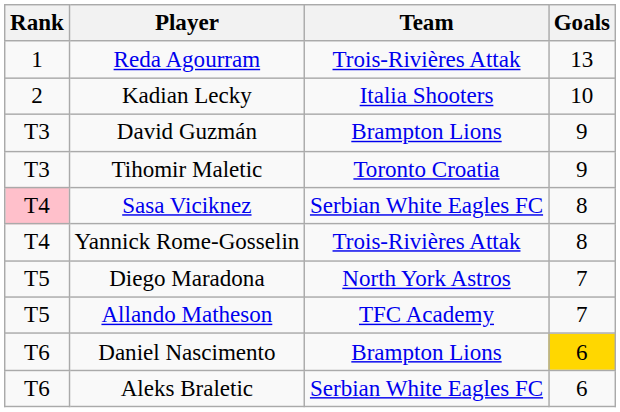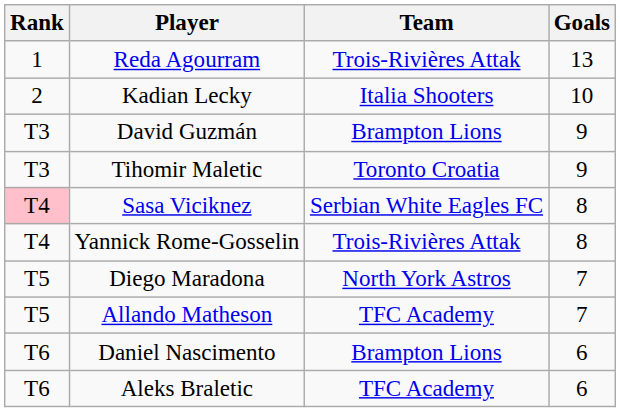(582, 351) gold background -> (582, 351) no background
(427, 388) Serbian White Eagles FC -> (426, 388) TFC Academy
